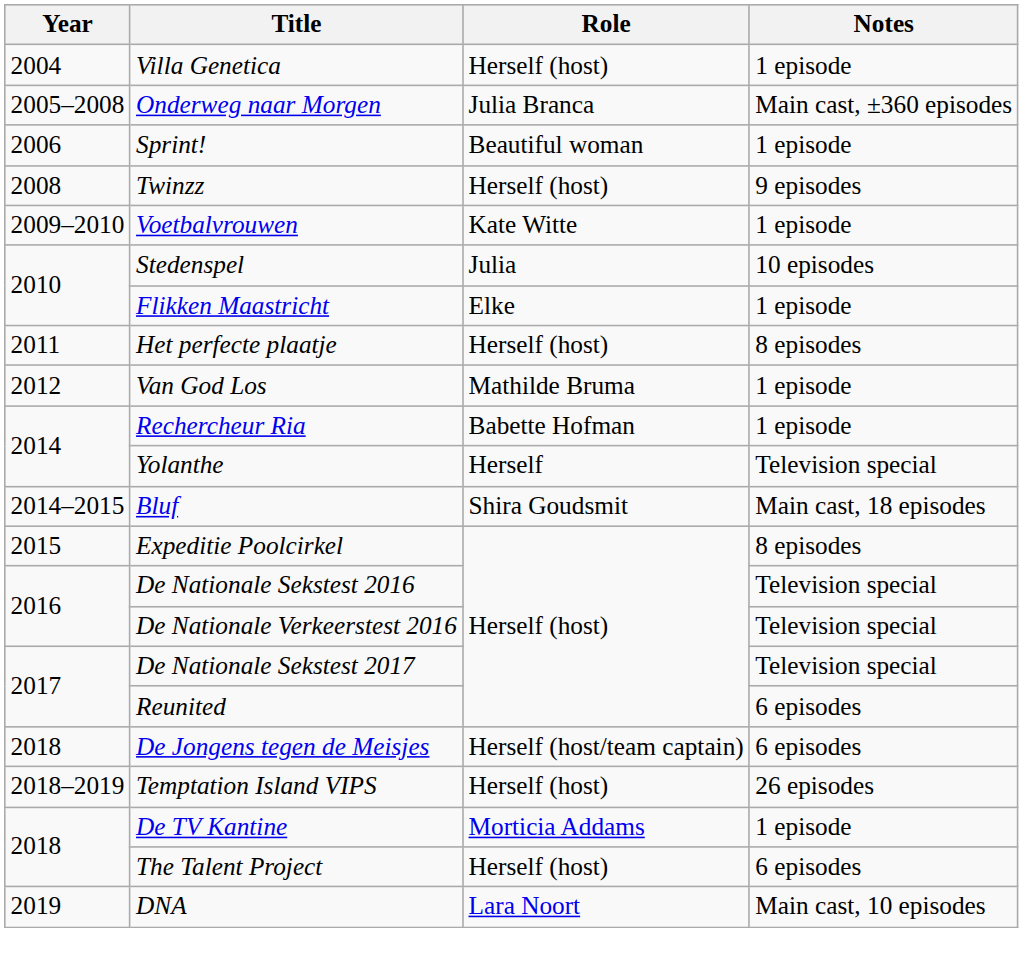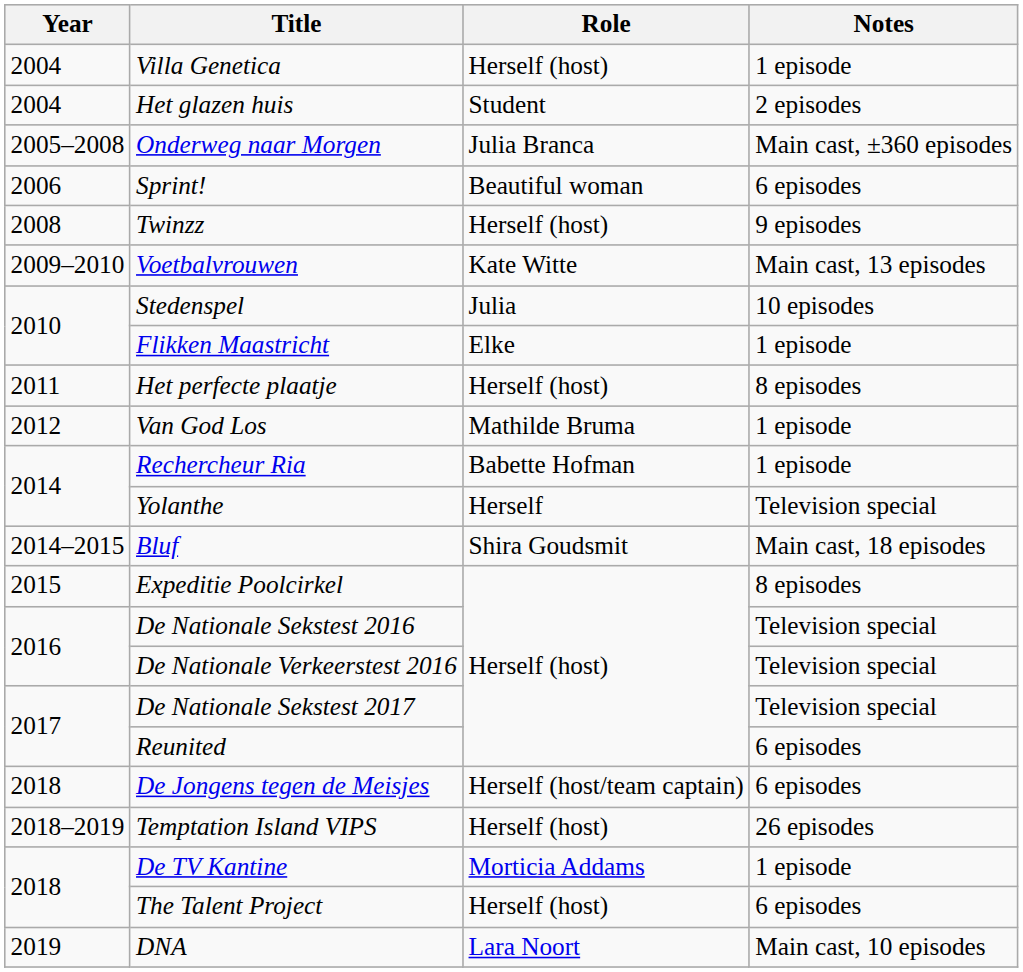+ row: (215, 104)
(803, 144) 1 episode -> (808, 184) 6 episodes
(803, 225) 1 episode -> (871, 265) Main cast, 13 episodes
